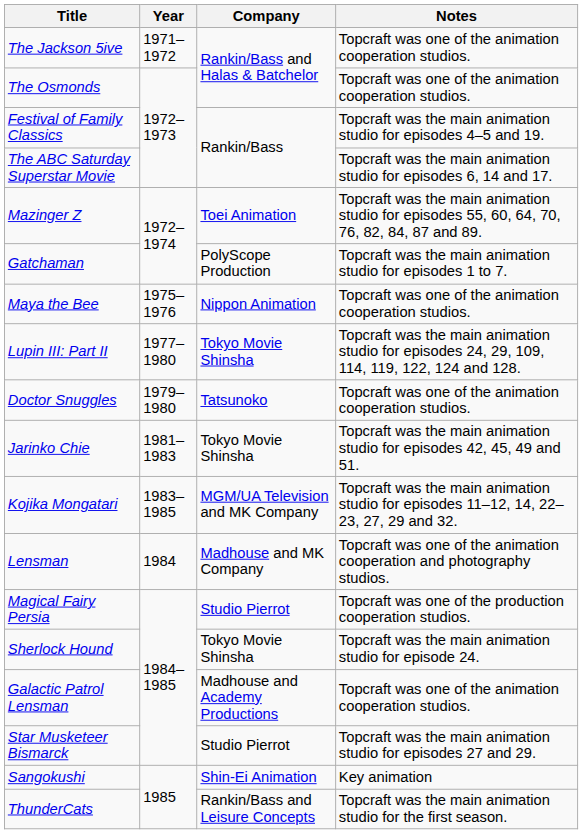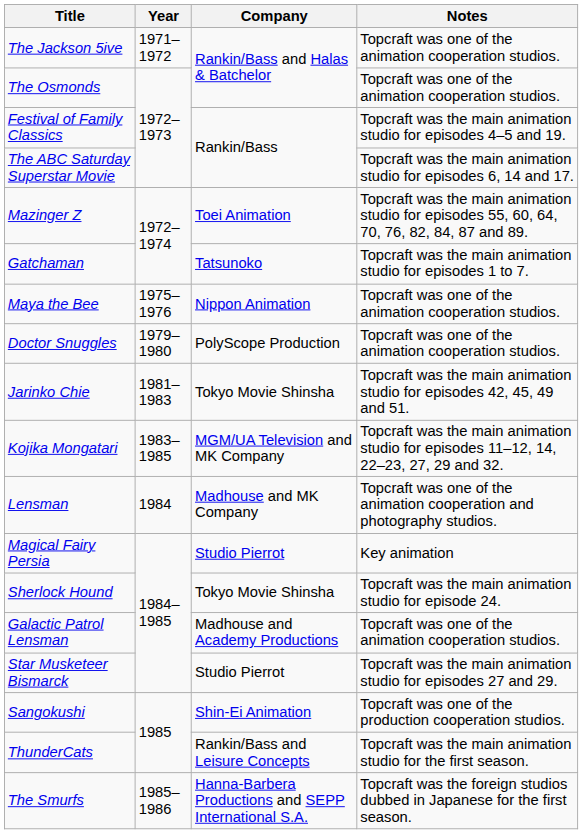(236, 263) PolyScope Production -> (229, 263) Tatsunoko
- row: (58, 351)
(234, 400) Tatsunoko -> (267, 343) PolyScope Production
(451, 609) Topcraft was one of the production cooperation studios. -> (407, 552) Key animation
(385, 777) Key animation -> (463, 712) Topcraft was one of the production cooperation studios.
+ row: (46, 800)
